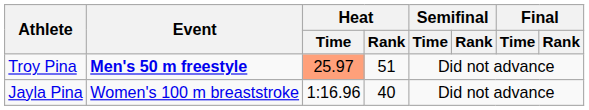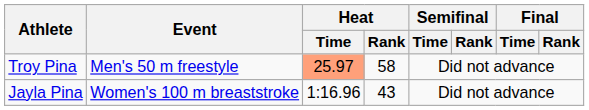(169, 67) bold -> (164, 67) normal
(387, 67) 51 -> (387, 67) 58
(387, 93) 40 -> (387, 93) 43
